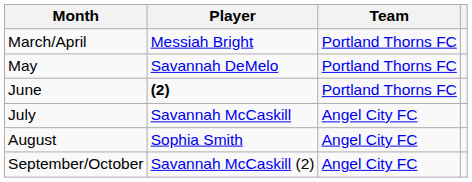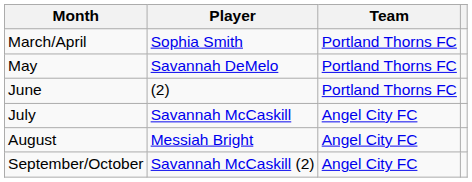(202, 41) Messiah Bright -> (197, 41) Sophia Smith
(160, 90) bold -> (160, 90) normal
(197, 139) Sophia Smith -> (202, 139) Messiah Bright
